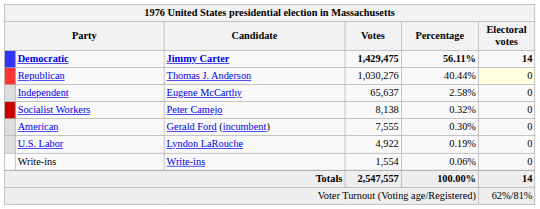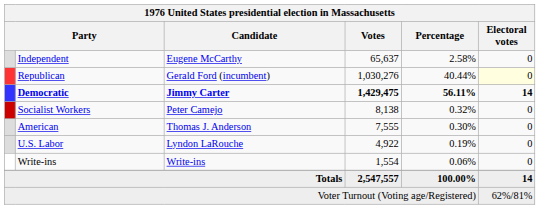rows swapped: (43, 59) <-> (43, 93)
(209, 76) Thomas J. Anderson -> (218, 76) Gerald Ford (incumbent)
(218, 127) Gerald Ford (incumbent) -> (209, 127) Thomas J. Anderson
